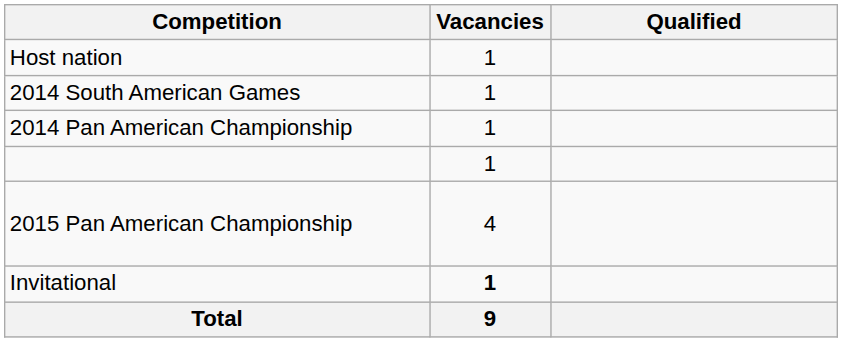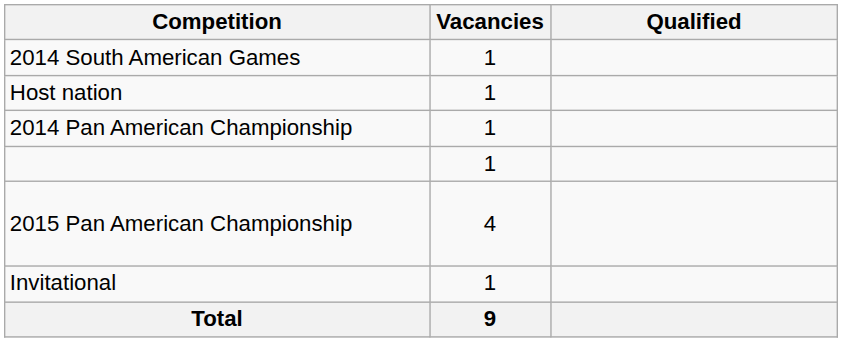rows swapped: (66, 57) <-> (155, 92)
(490, 283) bold -> (490, 283) normal
